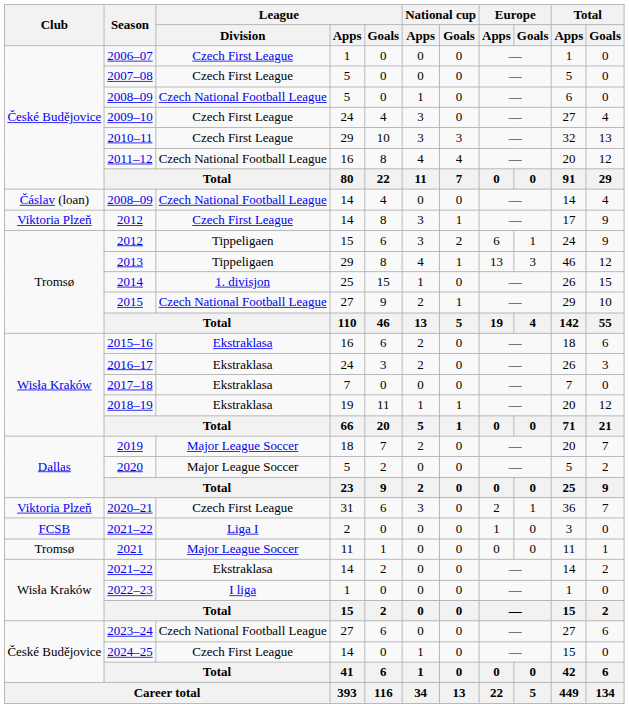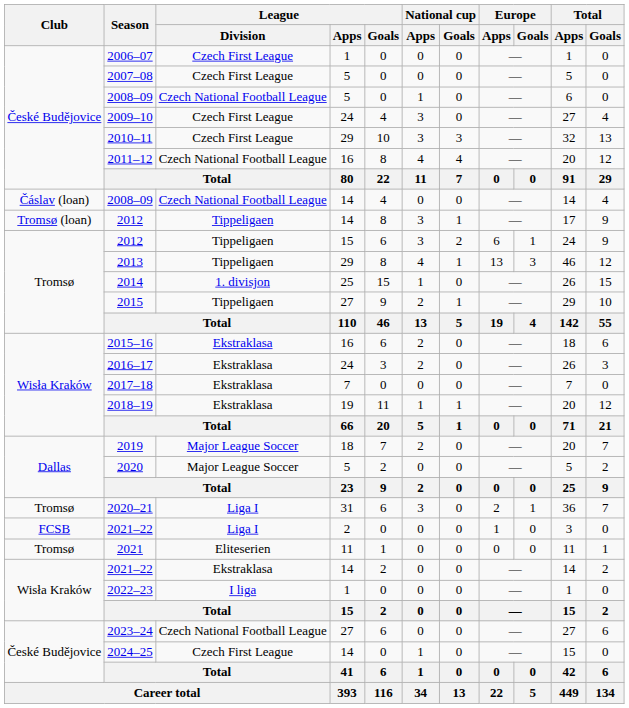(54, 220) Viktoria Plzeň -> (54, 220) Tromsø (loan)
(243, 220) Czech First League -> (243, 220) Tippeligaen
(243, 302) Czech National Football League -> (243, 302) Tippeligaen
(54, 508) Viktoria Plzeň -> (54, 508) Tromsø
(243, 508) Czech First League -> (243, 508) Liga I
(243, 549) Major League Soccer -> (243, 549) Eliteserien
